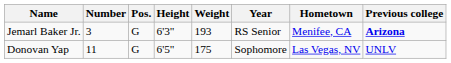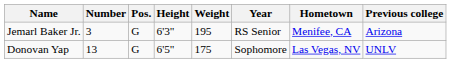(203, 31) 193 -> (203, 31) 195
(385, 31) bold -> (384, 31) normal
(91, 49) 11 -> (91, 49) 13
